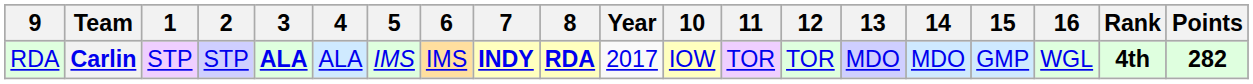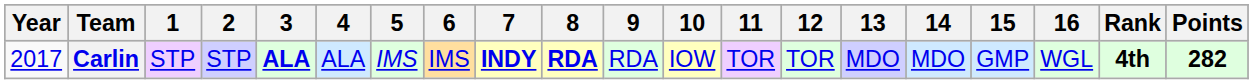columns swapped: (632, 23) <-> (35, 23)
